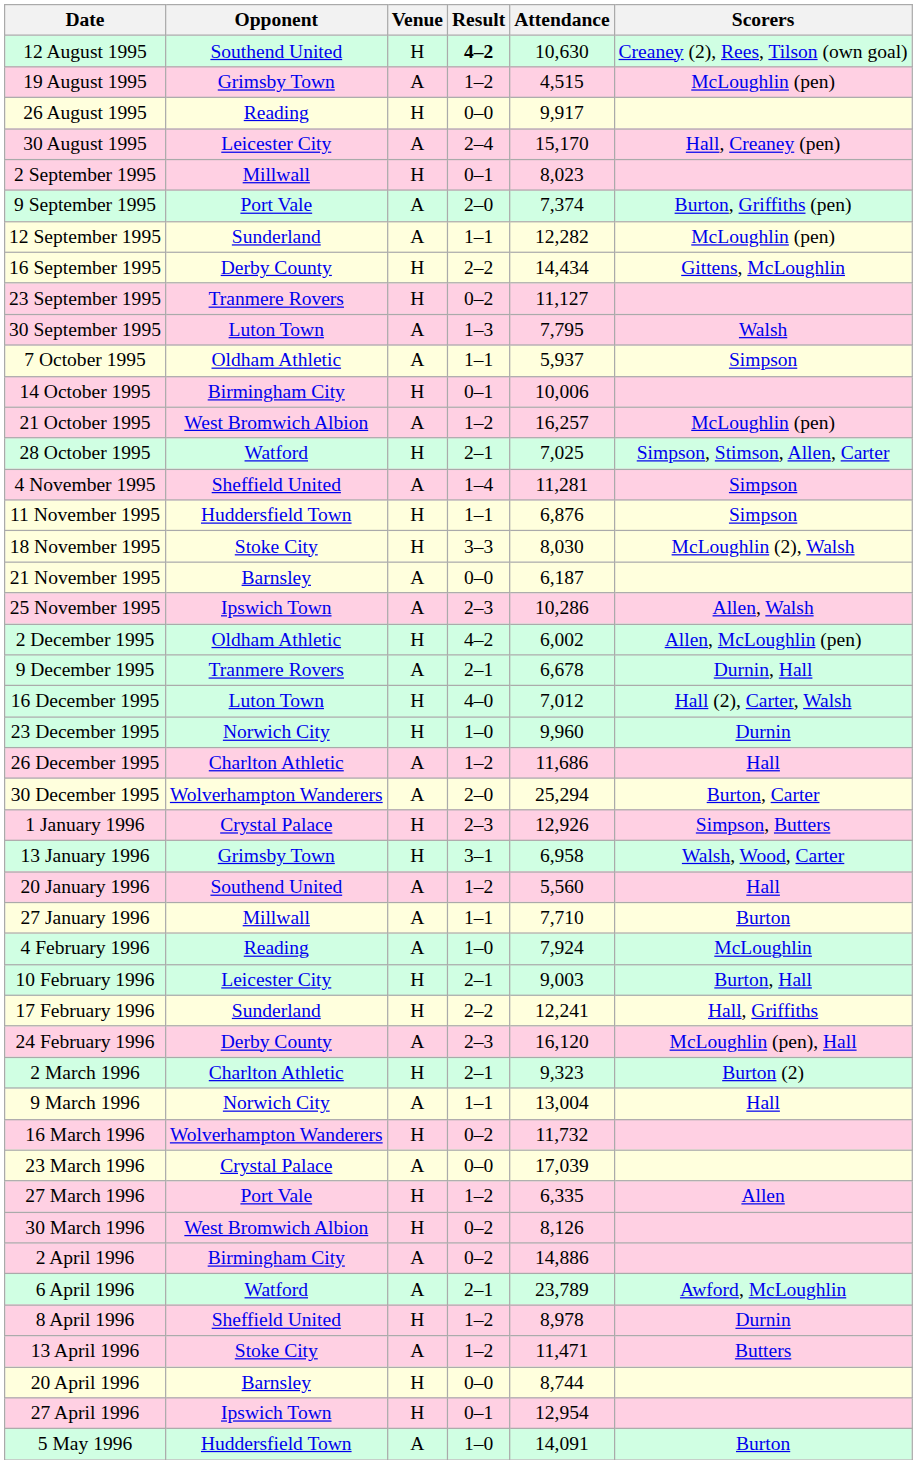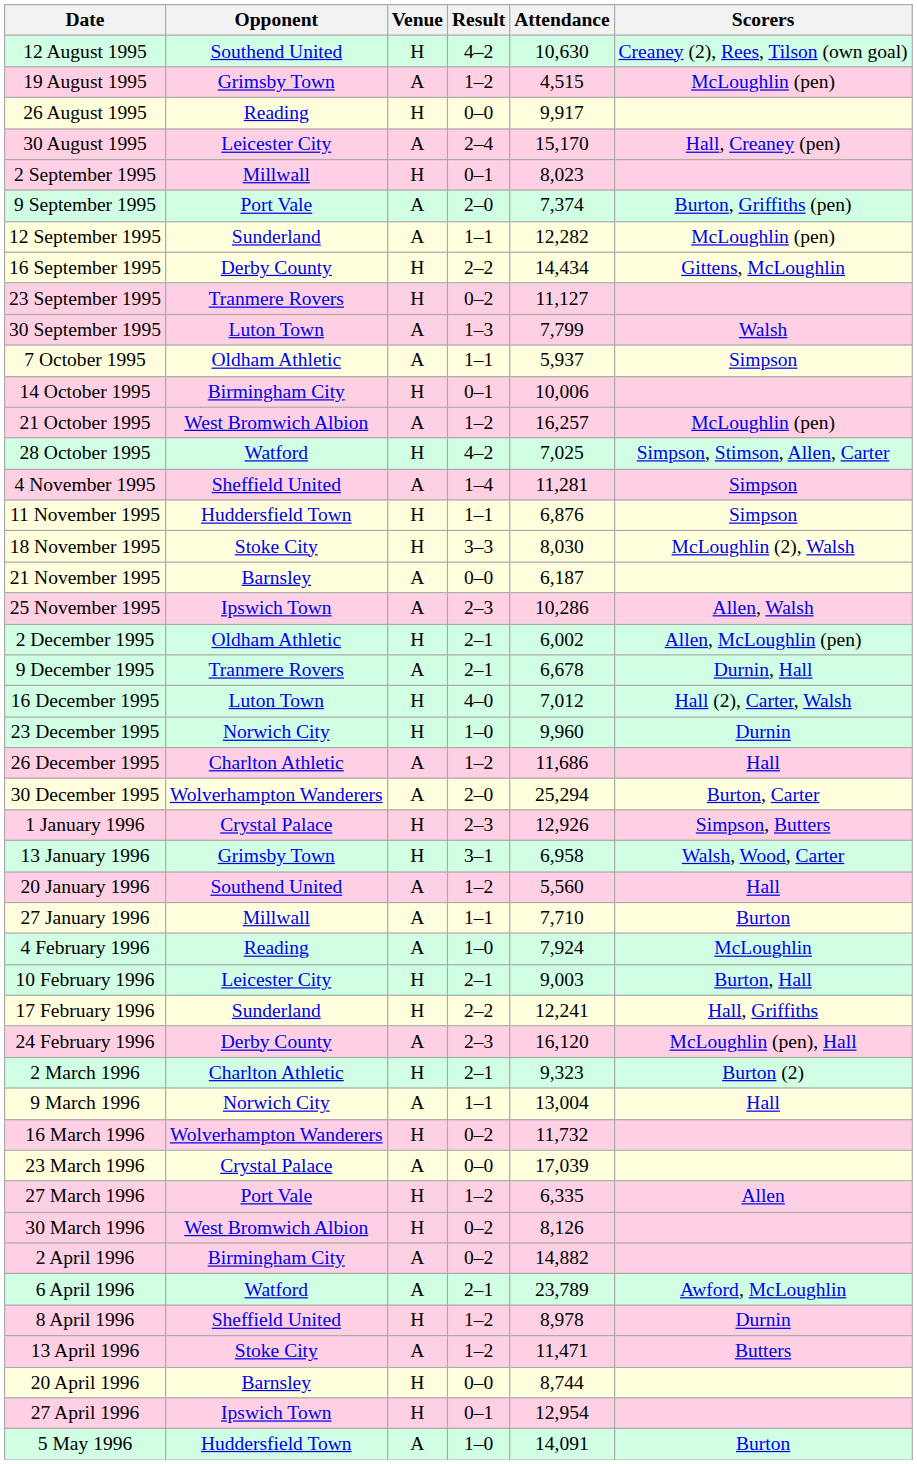(479, 50) bold -> (479, 50) normal
(562, 329) 7,795 -> (562, 329) 7,799
(479, 453) 2–1 -> (479, 453) 4–2
(479, 639) 4–2 -> (479, 639) 2–1
(562, 1258) 14,886 -> (562, 1258) 14,882
